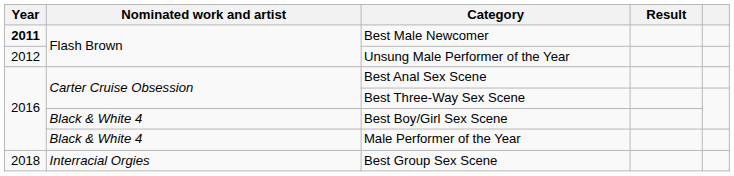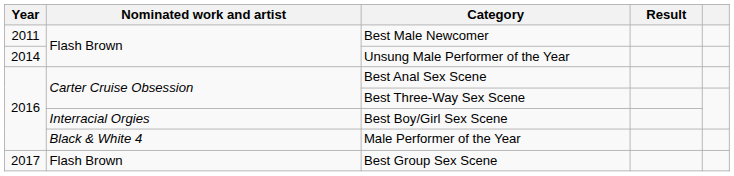(25, 35) bold -> (25, 35) normal
(25, 56) 2012 -> (25, 56) 2014
(96, 118) Black & White 4 -> (100, 118) Interracial Orgies
(25, 160) 2018 -> (25, 160) 2017
(100, 160) Interracial Orgies -> (86, 160) Flash Brown
